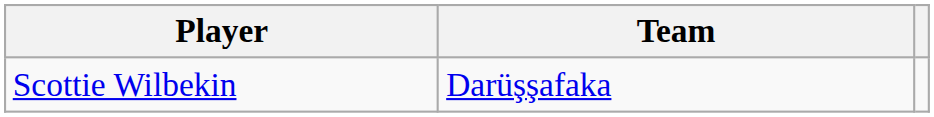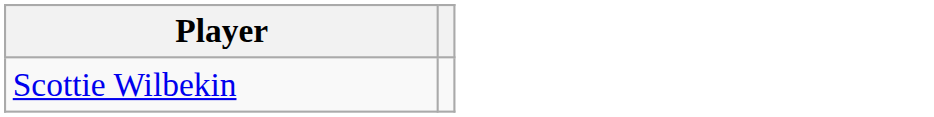- column: (676, 31)
